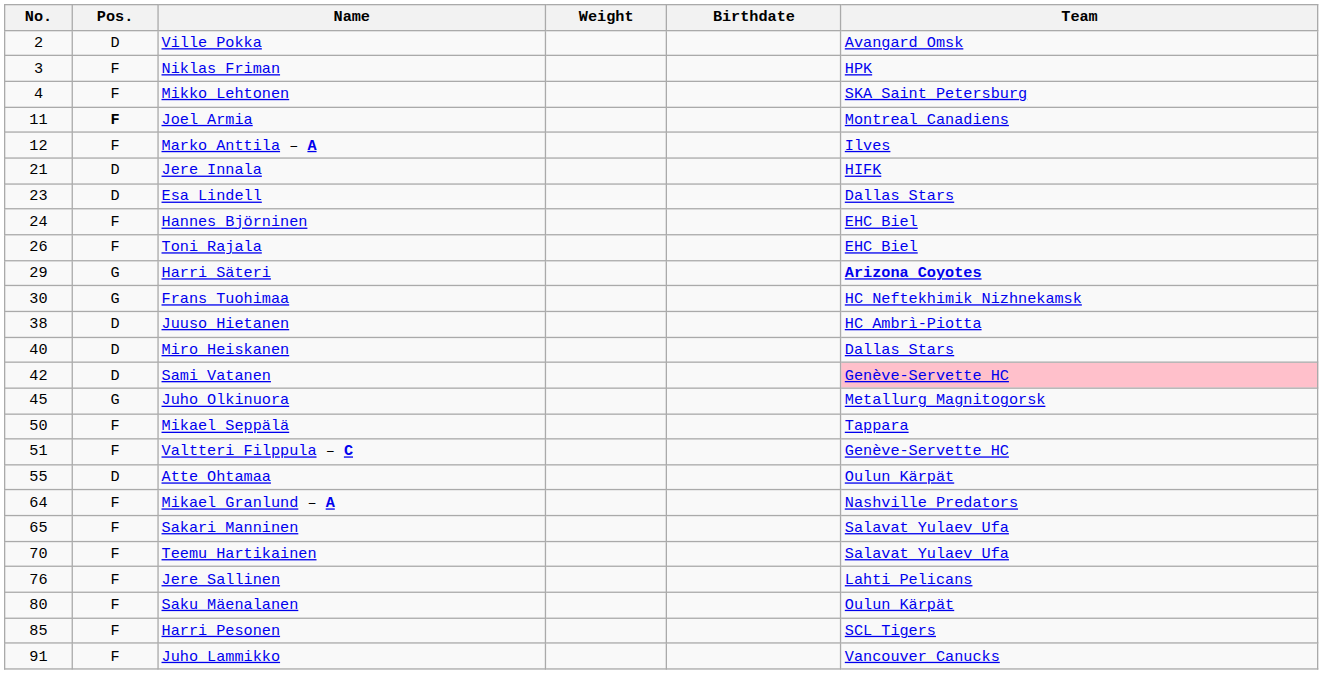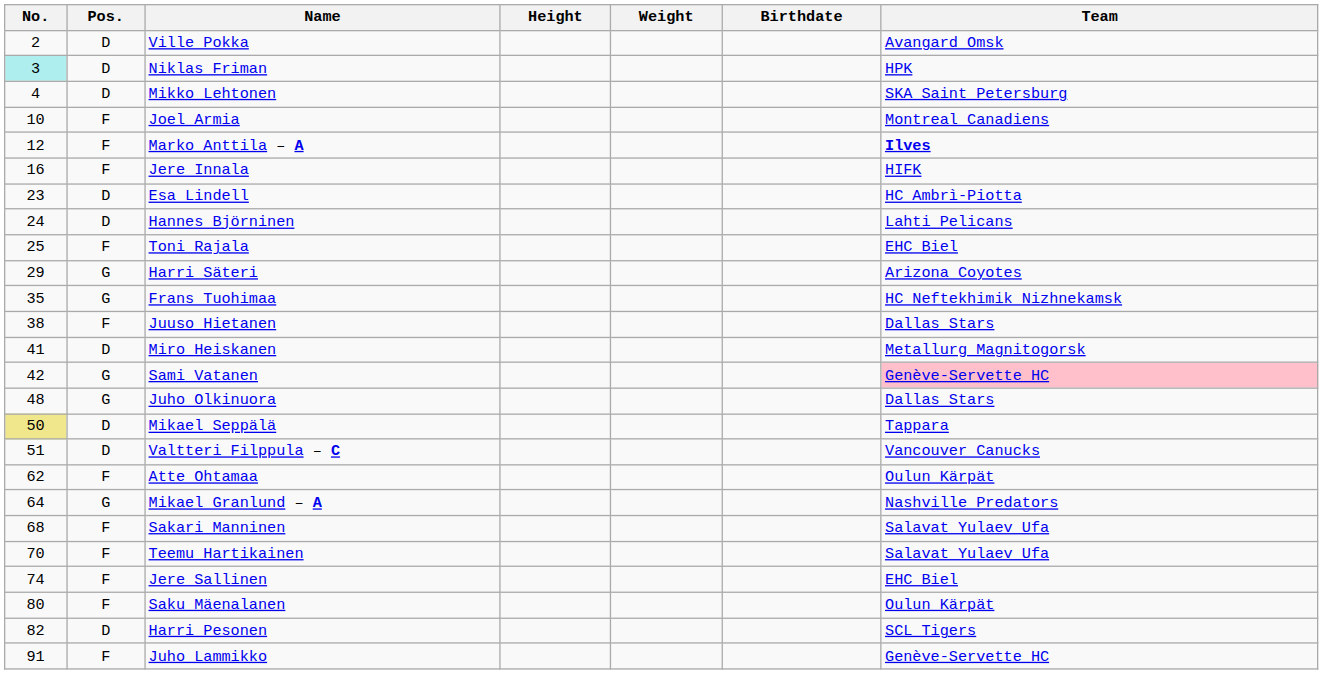+ column: (555, 17)
(39, 68) no background -> (36, 68) paleturquoise background
(115, 68) F -> (106, 68) D
(115, 94) F -> (106, 94) D
(38, 119) 11 -> (36, 119) 10
(115, 119) bold -> (106, 119) normal
(868, 145) normal -> (908, 145) bold
(38, 170) 21 -> (36, 170) 16
(115, 170) D -> (106, 170) F
(900, 196) Dallas Stars -> (953, 196) HC Ambrì-Piotta
(115, 222) F -> (106, 222) D
(881, 222) EHC Biel -> (949, 222) Lahti Pelicans
(38, 247) 26 -> (36, 247) 25
(913, 273) bold -> (953, 273) normal
(38, 298) 30 -> (36, 298) 35
(115, 324) D -> (106, 324) F
(913, 324) HC Ambrì-Piotta -> (940, 324) Dallas Stars
(38, 349) 40 -> (36, 349) 41
(900, 349) Dallas Stars -> (985, 349) Metallurg Magnitogorsk
(115, 375) D -> (106, 375) G
(38, 400) 45 -> (36, 400) 48
(945, 400) Metallurg Magnitogorsk -> (940, 400) Dallas Stars
(38, 426) no background -> (36, 426) khaki background
(115, 426) F -> (106, 426) D
(115, 452) F -> (106, 452) D
(927, 452) Genève-Servette HC -> (963, 452) Vancouver Canucks
(38, 477) 55 -> (36, 477) 62
(115, 477) D -> (106, 477) F
(115, 503) F -> (106, 503) G
(38, 528) 65 -> (36, 528) 68
(38, 579) 76 -> (36, 579) 74
(909, 579) Lahti Pelicans -> (921, 579) EHC Biel
(38, 630) 85 -> (36, 630) 82
(115, 630) F -> (106, 630) D
(922, 656) Vancouver Canucks -> (967, 656) Genève-Servette HC
